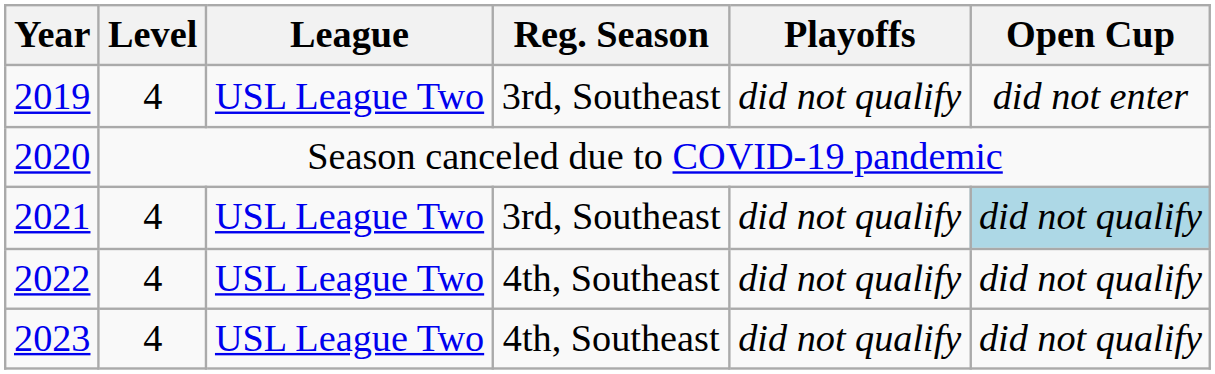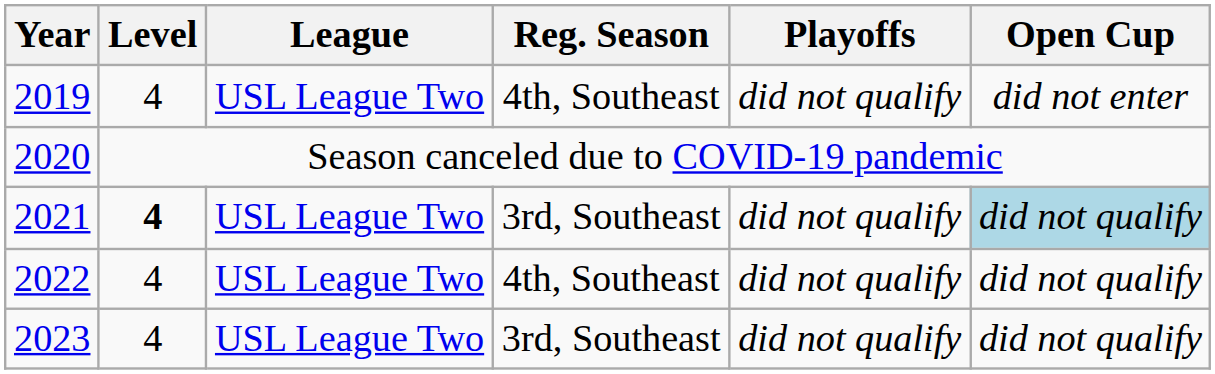(611, 95) 3rd, Southeast -> (611, 95) 4th, Southeast
(153, 216) normal -> (153, 216) bold
(611, 338) 4th, Southeast -> (611, 338) 3rd, Southeast
